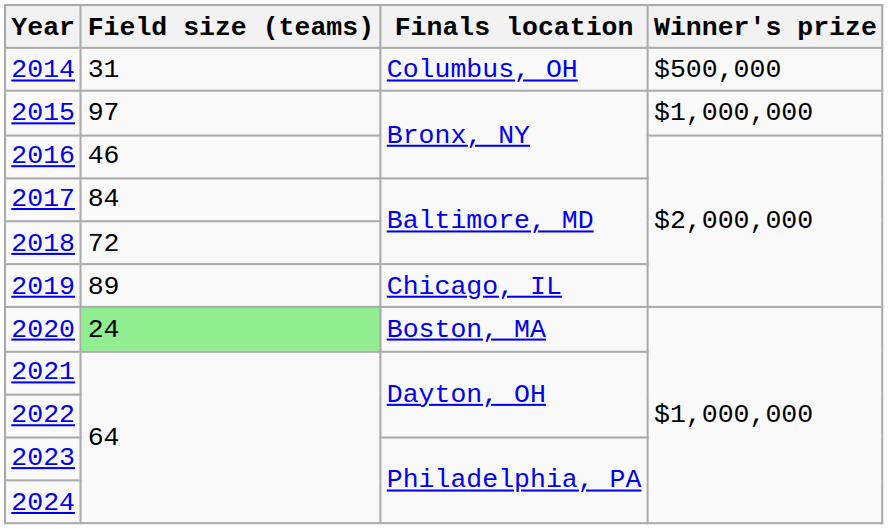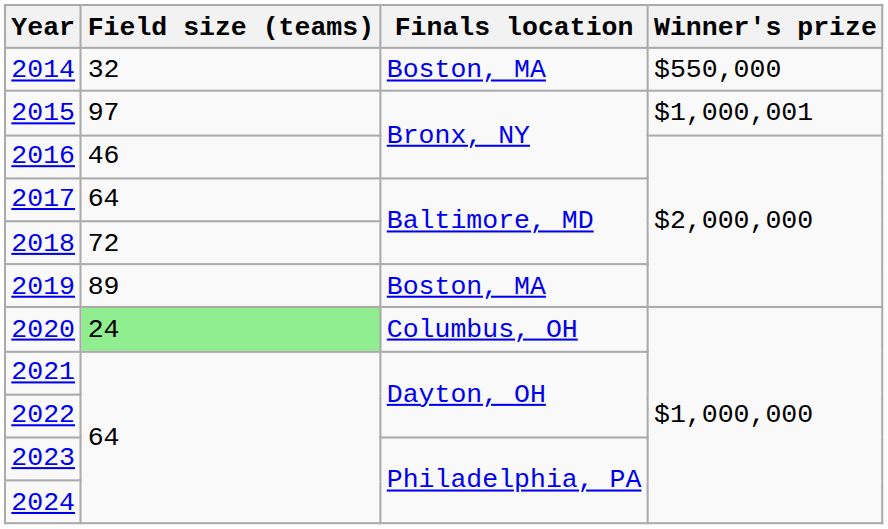(104, 70) 31 -> (104, 70) 32
(482, 70) Columbus, OH -> (466, 70) Boston, MA
(718, 70) $500,000 -> (718, 70) $550,000
(734, 113) $1,000,000 -> (734, 113) $1,000,001
(104, 200) 84 -> (104, 200) 64
(474, 286) Chicago, IL -> (466, 286) Boston, MA
(466, 329) Boston, MA -> (482, 329) Columbus, OH
